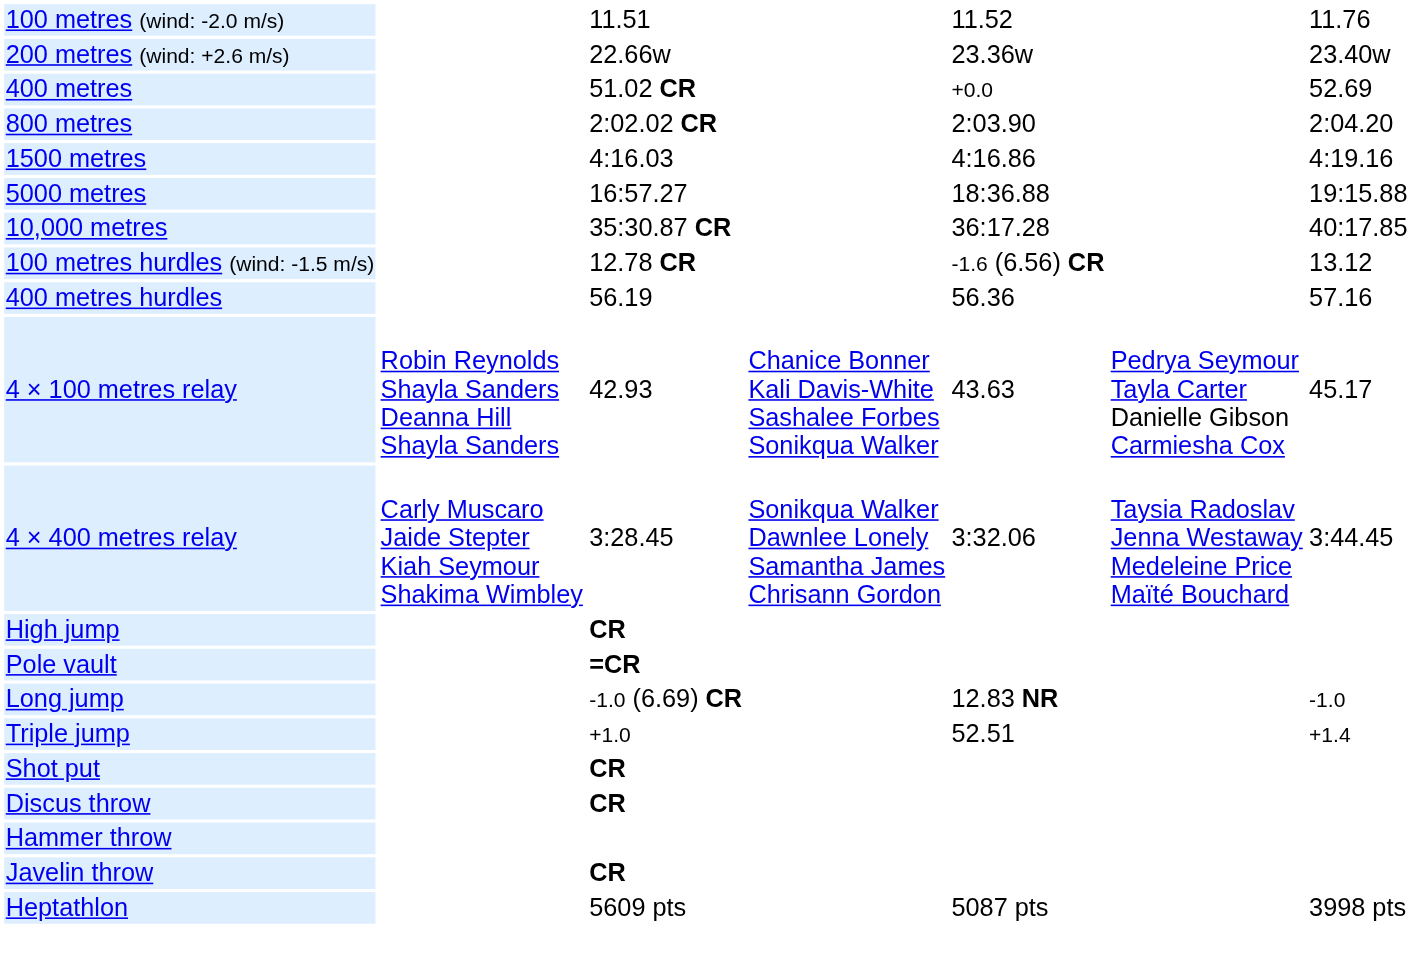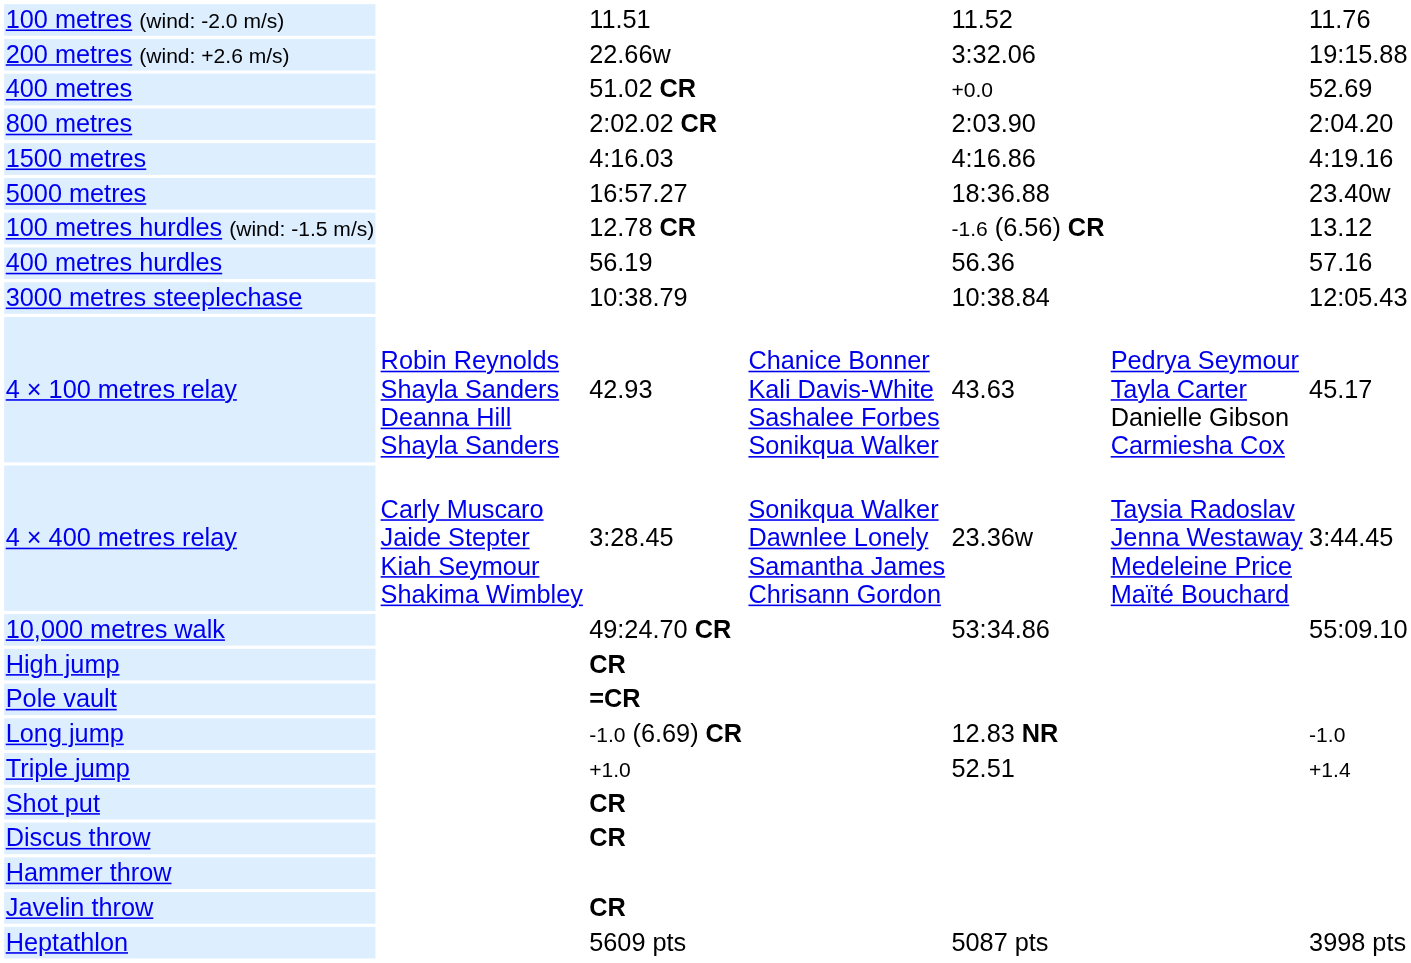(992, 54) 23.36w -> (994, 54) 3:32.06
(1350, 54) 23.40w -> (1358, 54) 19:15.88
(1358, 193) 19:15.88 -> (1350, 193) 23.40w
- row: (87, 228)
+ row: (154, 297)
(994, 537) 3:32.06 -> (992, 537) 23.36w
+ row: (115, 629)
